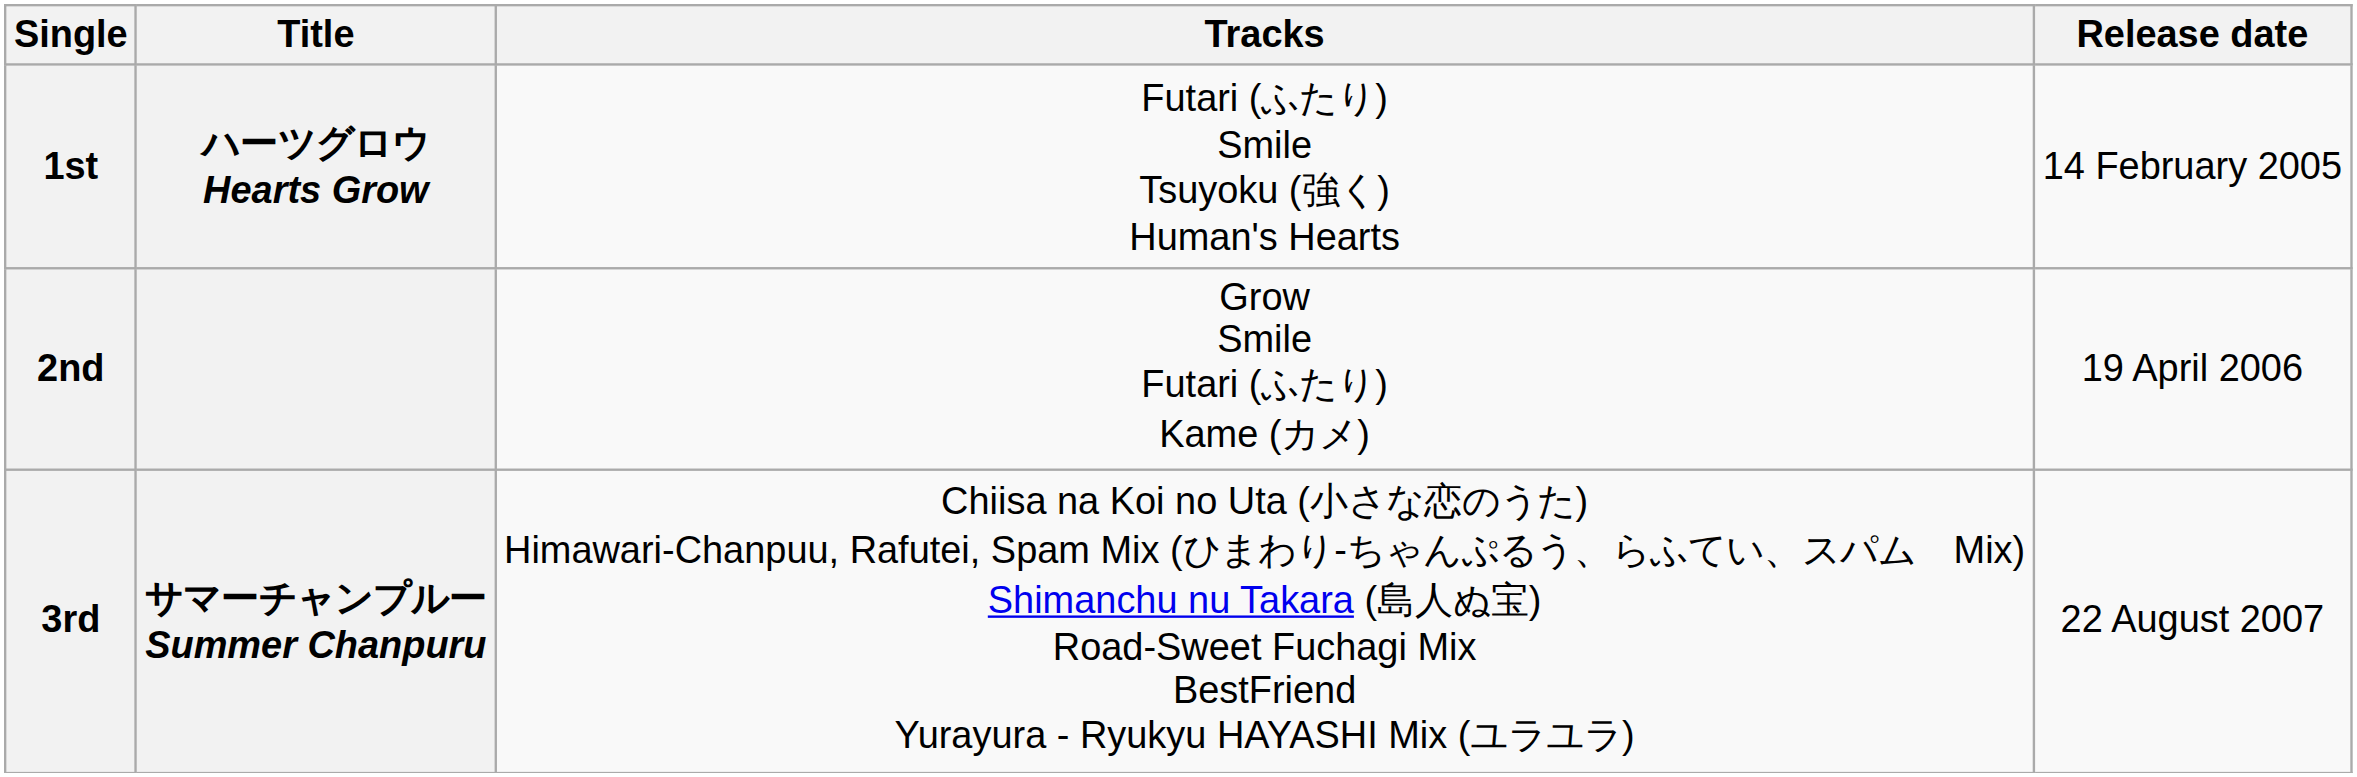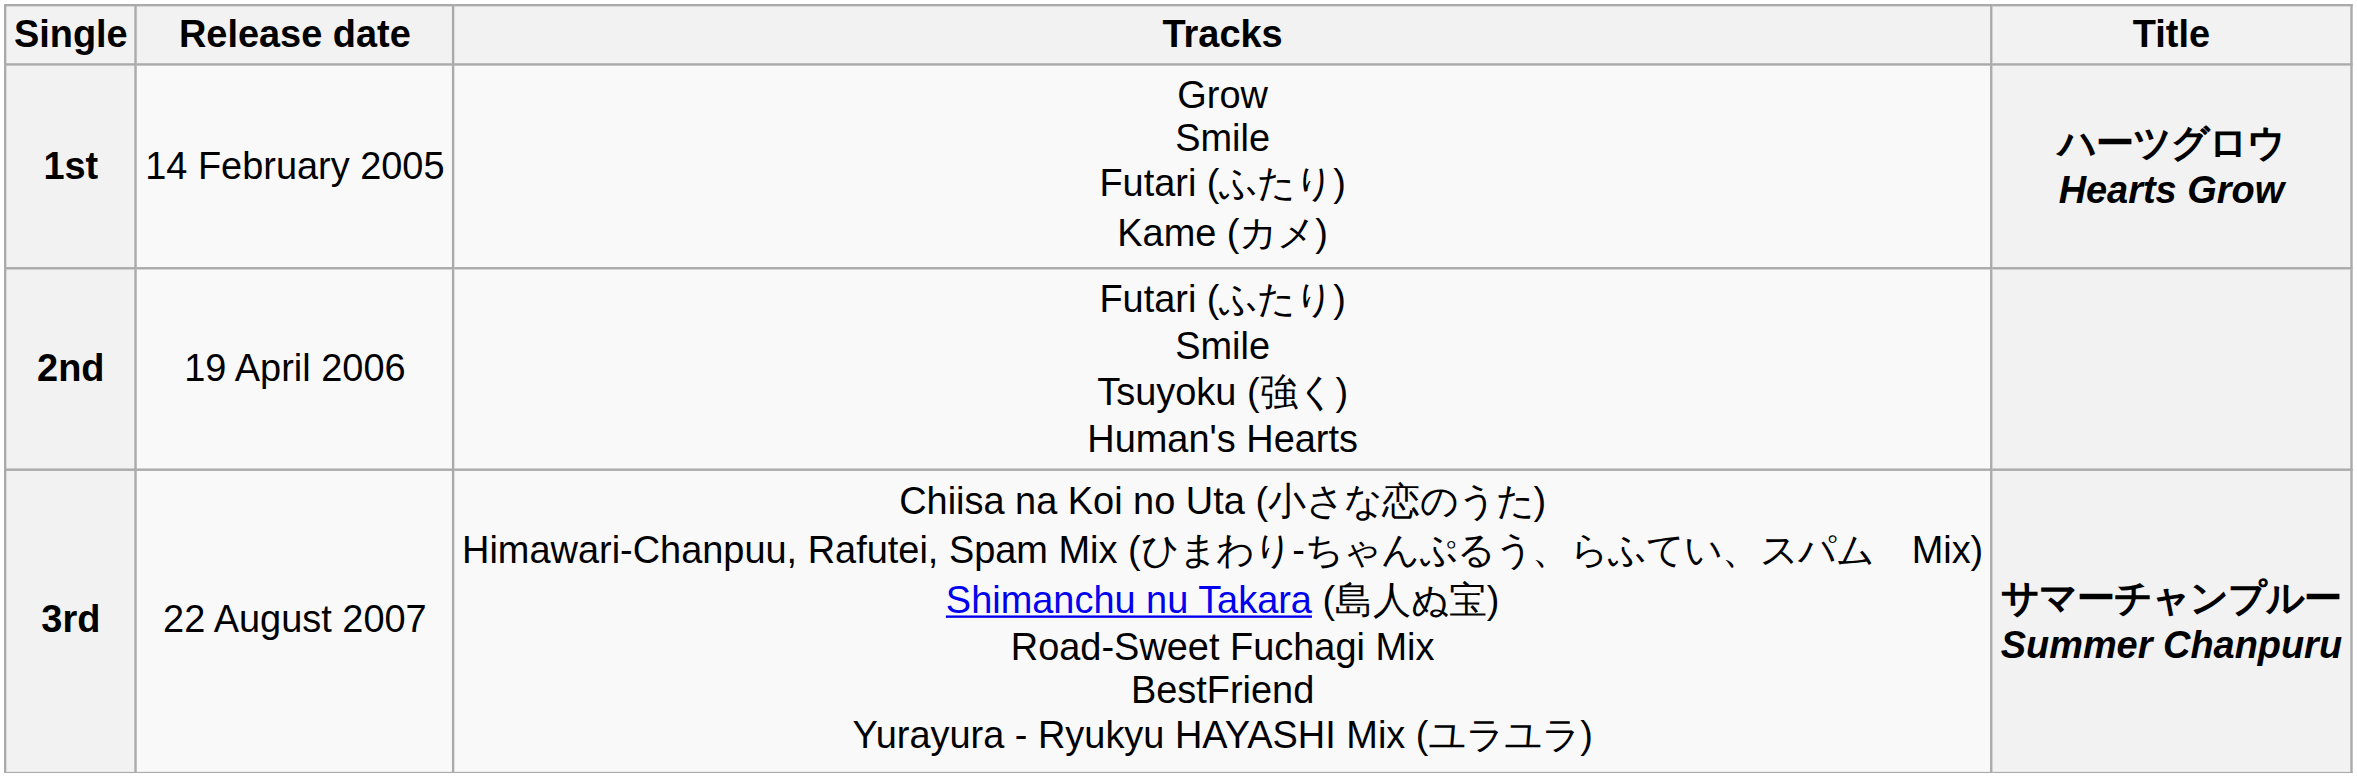columns swapped: (316, 34) <-> (2192, 34)
(1265, 166) Futari (ふたり) Smile Tsuyoku (強く) Human's Hearts -> (1223, 163) Grow Smile Futari (ふたり) Kame (カメ)
(1265, 365) Grow Smile Futari (ふたり) Kame (カメ) -> (1223, 369) Futari (ふたり) Smile Tsuyoku (強く) Human's Hearts
